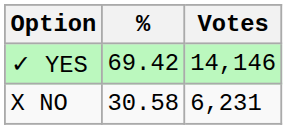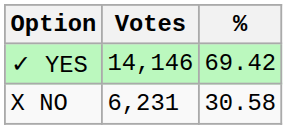columns swapped: (233, 24) <-> (143, 24)
